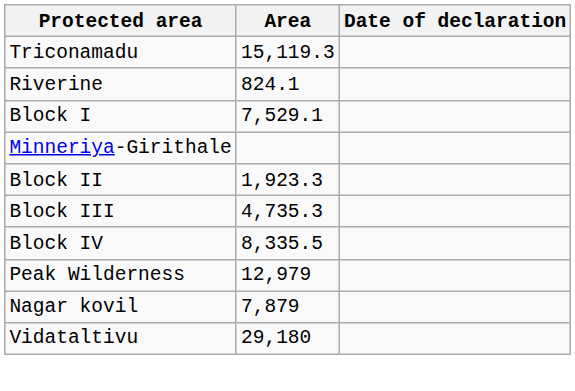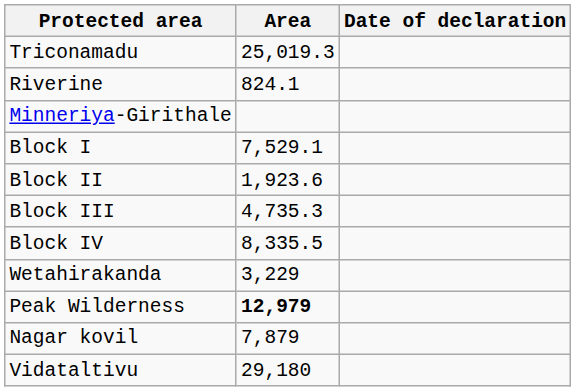(288, 52) 15,119.3 -> (288, 52) 25,019.3
rows swapped: (121, 148) <-> (50, 116)
(282, 180) 1,923.3 -> (282, 180) 1,923.6
+ row: (85, 275)
(276, 275) normal -> (276, 307) bold
